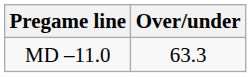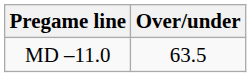(188, 54) 63.3 -> (188, 54) 63.5
